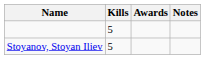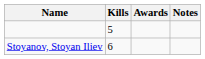(110, 46) 5 -> (110, 46) 6
